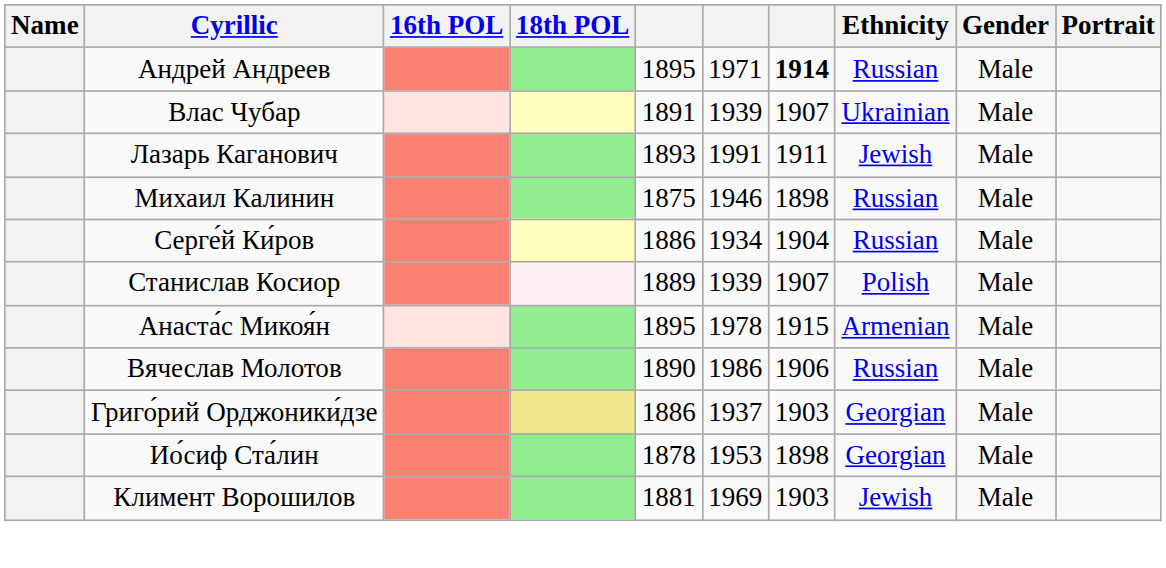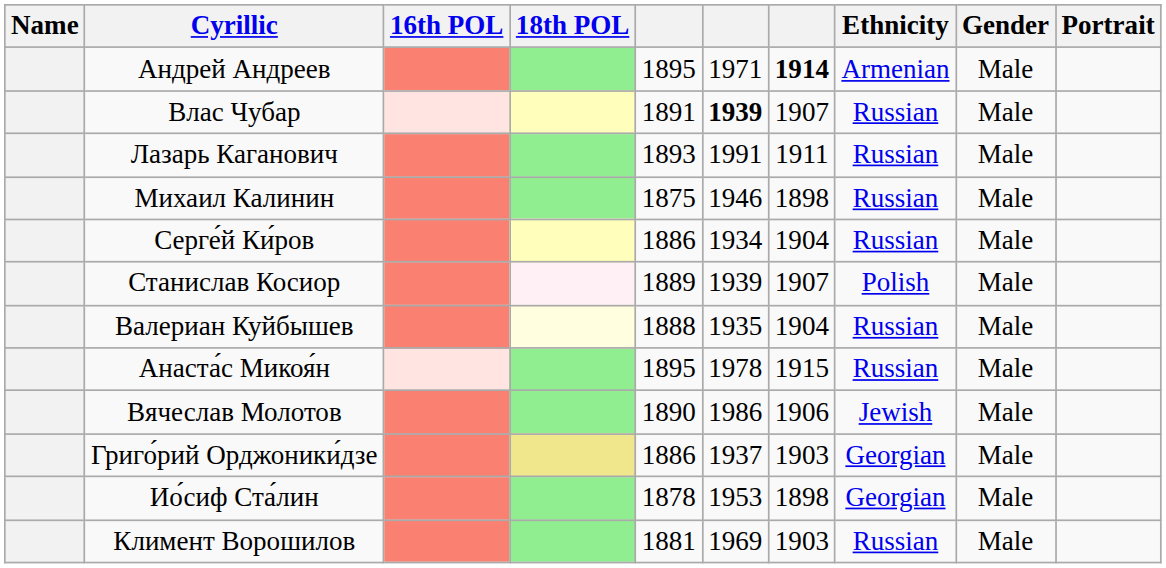(895, 68) Russian -> (895, 68) Armenian
(735, 111) normal -> (735, 111) bold
(895, 111) Ukrainian -> (895, 111) Russian
(895, 154) Jewish -> (895, 154) Russian
+ row: (234, 326)
(895, 326) Armenian -> (895, 369) Russian
(895, 369) Russian -> (895, 411) Jewish
(895, 497) Jewish -> (895, 540) Russian
